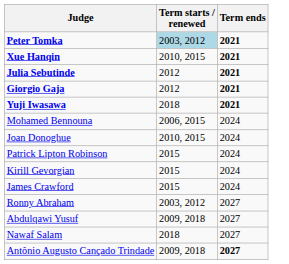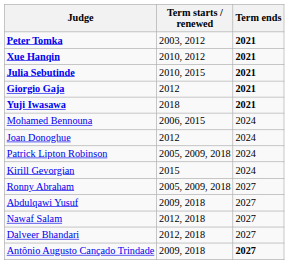(182, 40) lightblue background -> (182, 40) no background
(182, 56) 2010, 2015 -> (182, 56) 2010, 2012
(169, 72) 2012 -> (182, 72) 2010, 2015
(182, 137) 2010, 2015 -> (169, 137) 2012
(169, 154) 2015 -> (195, 154) 2005, 2009, 2018
- row: (40, 186)
(182, 202) 2003, 2012 -> (195, 186) 2005, 2009, 2018
(169, 235) 2018 -> (182, 219) 2012, 2018
+ row: (43, 235)
